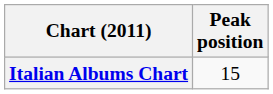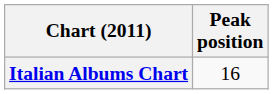(230, 72) 15 -> (230, 72) 16
